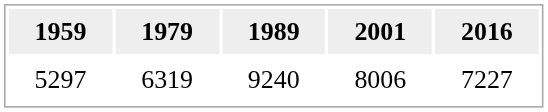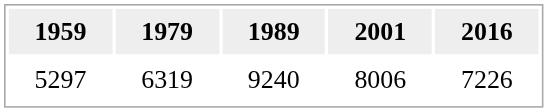(487, 79) 7227 -> (487, 79) 7226
